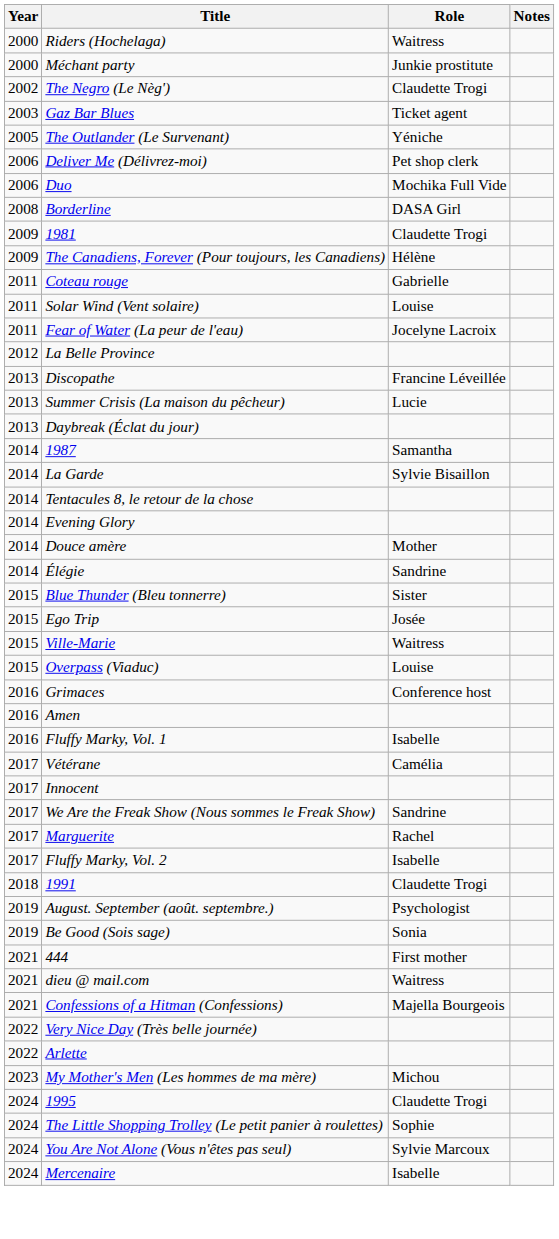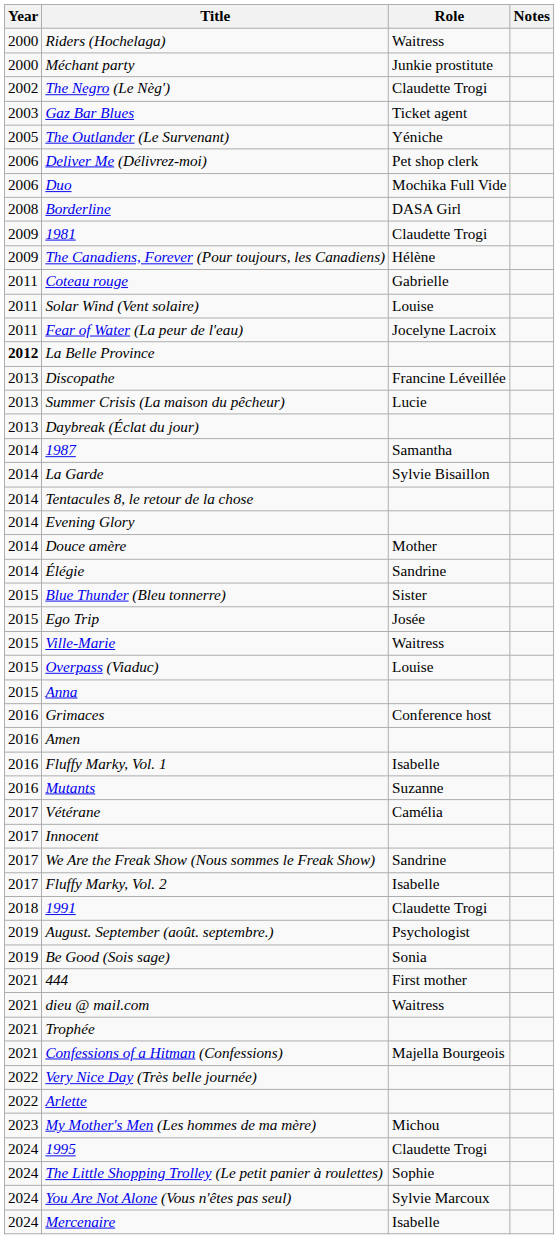(23, 354) normal -> (23, 354) bold
+ row: (61, 691)
+ row: (70, 787)
- row: (80, 836)
+ row: (70, 1029)
